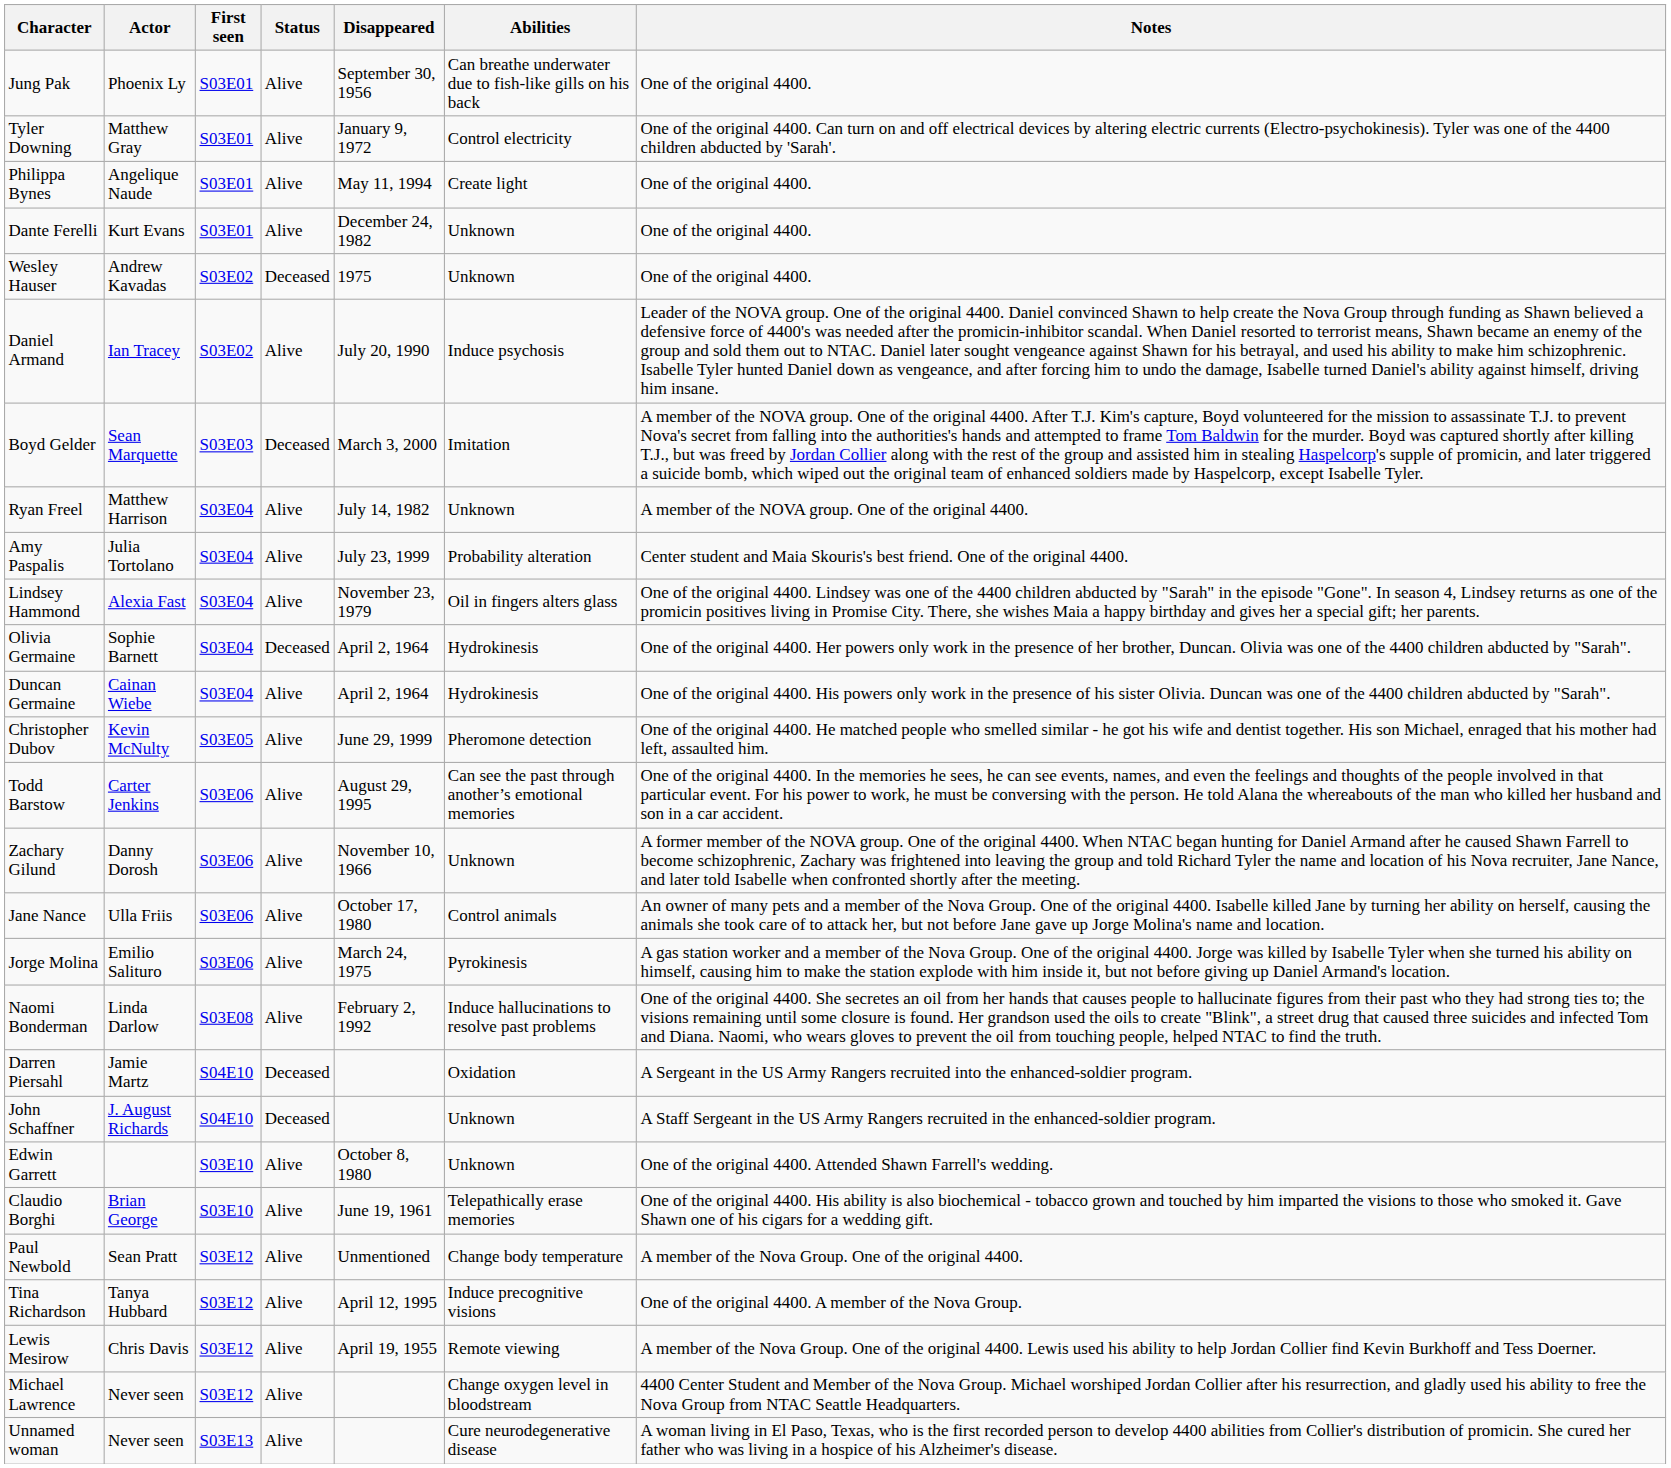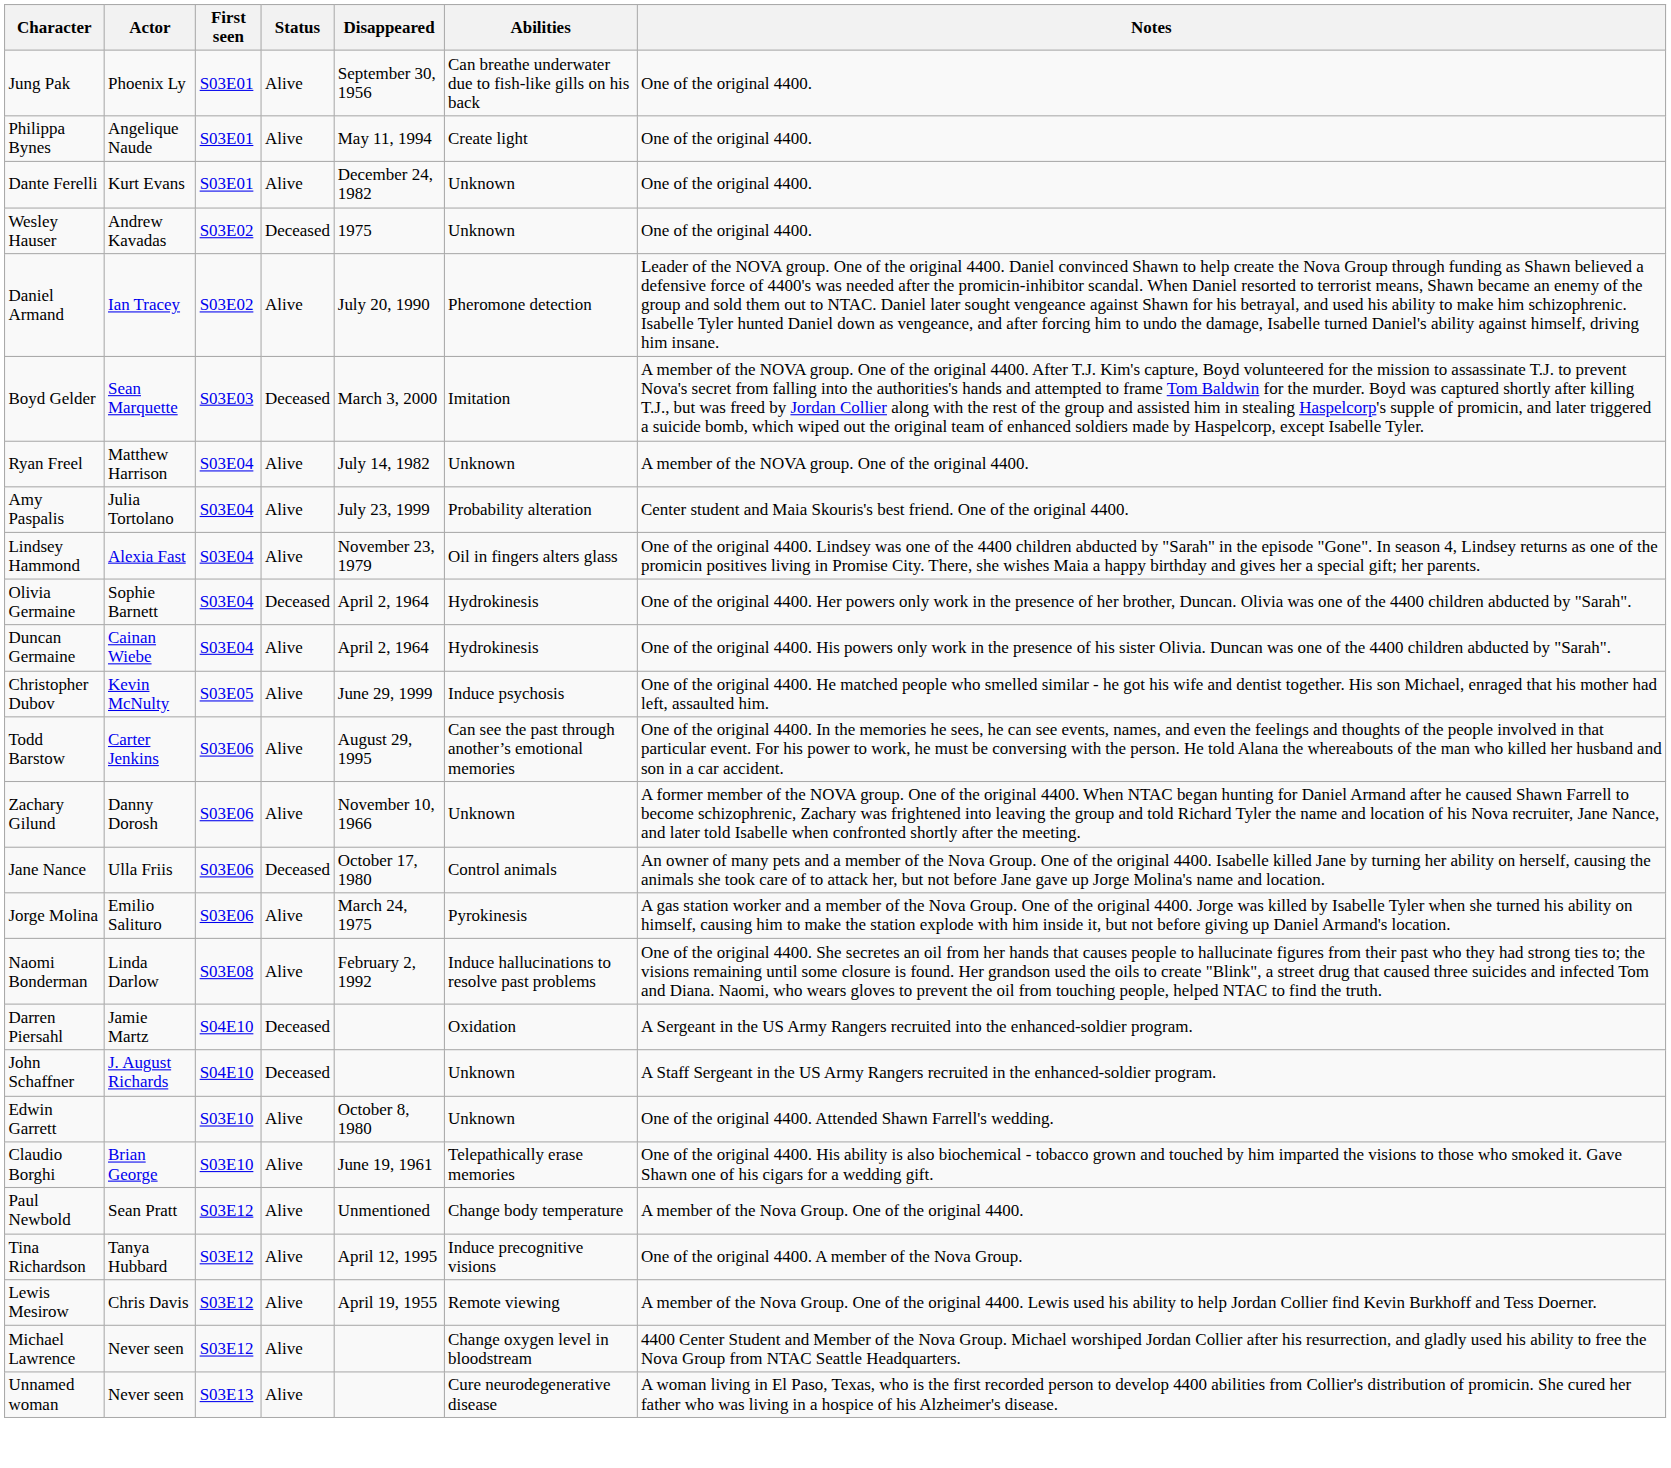- row: (40, 138)
(506, 351) Induce psychosis -> (520, 305) Pheromone detection
(520, 739) Pheromone detection -> (506, 693) Induce psychosis
(284, 915) Alive -> (297, 869) Deceased
